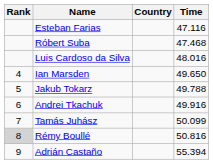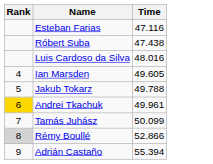- column: (153, 12)
(191, 43) 47.468 -> (149, 43) 47.438
(191, 74) 49.650 -> (149, 74) 49.605
(18, 105) no background -> (18, 105) gold background
(191, 105) 49.916 -> (149, 105) 49.961
(191, 136) 50.816 -> (149, 136) 52.866
